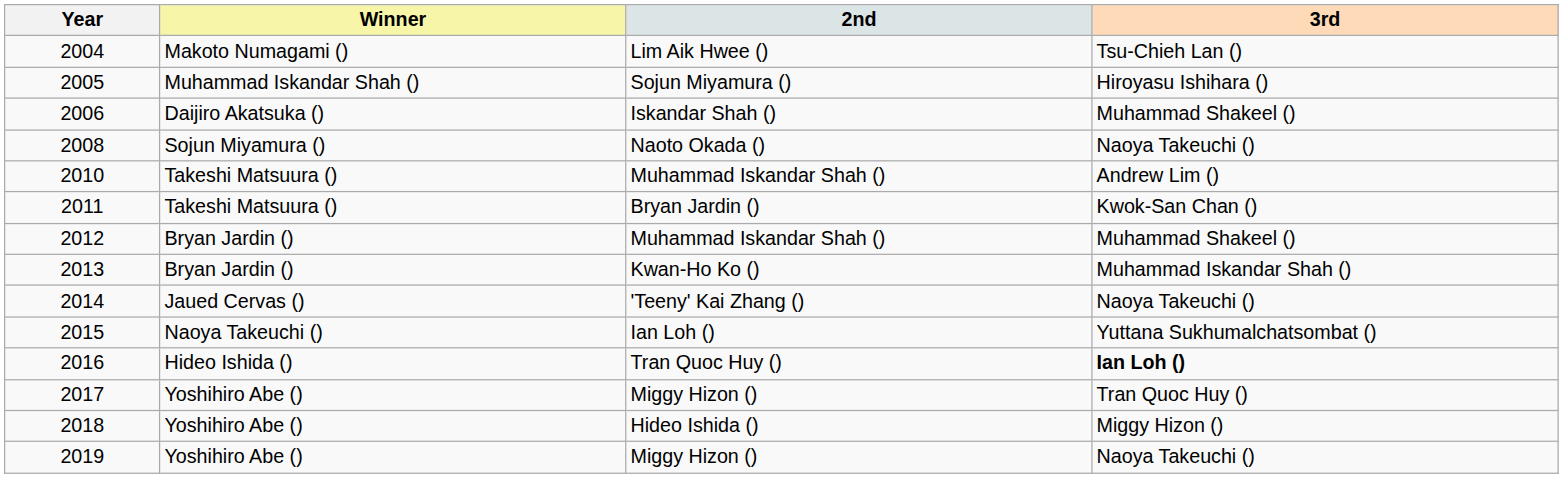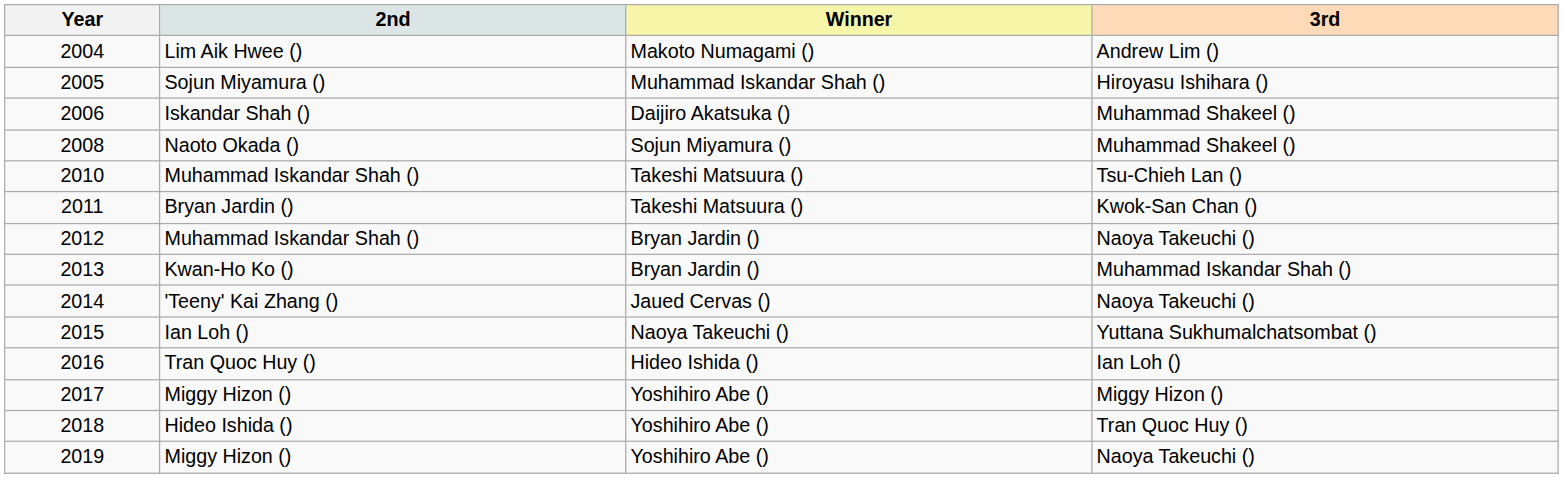columns swapped: (393, 20) <-> (859, 20)
(1169, 51) Tsu-Chieh Lan () -> (1158, 51) Andrew Lim ()
(1176, 144) Naoya Takeuchi () -> (1196, 144) Muhammad Shakeel ()
(1158, 176) Andrew Lim () -> (1169, 176) Tsu-Chieh Lan ()
(1196, 238) Muhammad Shakeel () -> (1176, 238) Naoya Takeuchi ()
(1141, 363) bold -> (1139, 363) normal
(1172, 394) Tran Quoc Huy () -> (1160, 394) Miggy Hizon ()
(1160, 425) Miggy Hizon () -> (1172, 425) Tran Quoc Huy ()
